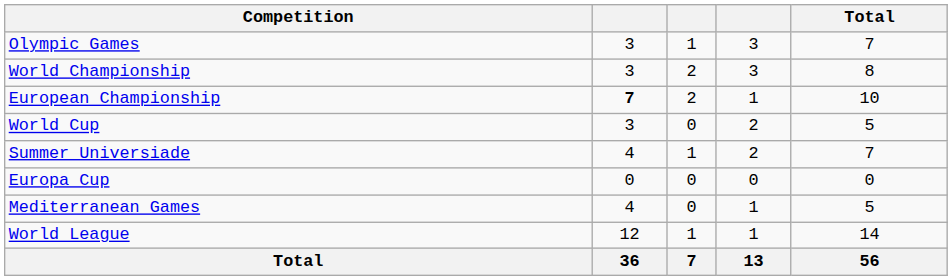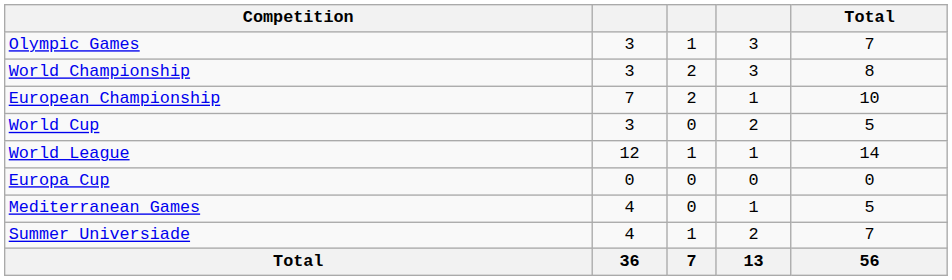(630, 100) bold -> (630, 100) normal
rows swapped: (69, 236) <-> (99, 154)
